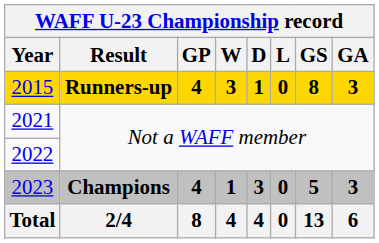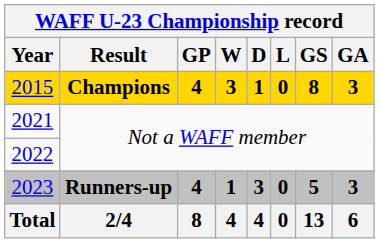(119, 87) Runners-up -> (119, 87) Champions
(119, 187) Champions -> (119, 187) Runners-up
